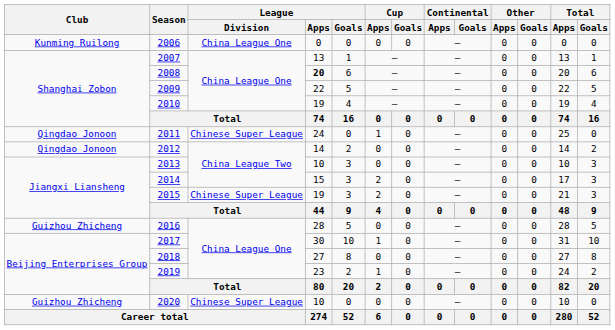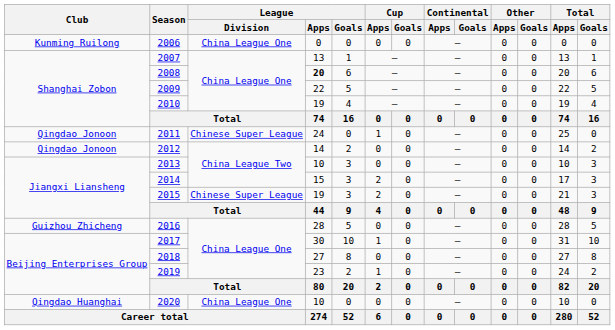(77, 302) Guizhou Zhicheng -> (77, 302) Qingdao Huanghai
(247, 302) Chinese Super League -> (247, 302) China League One
